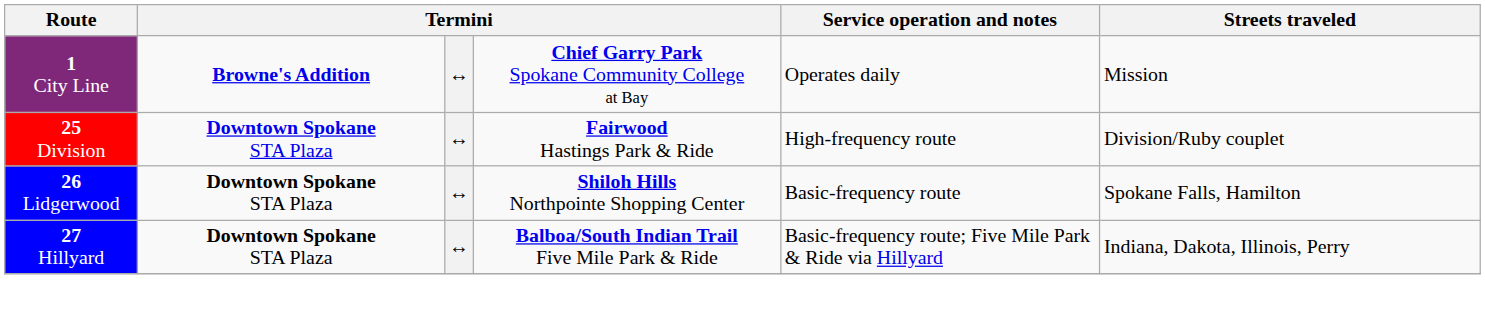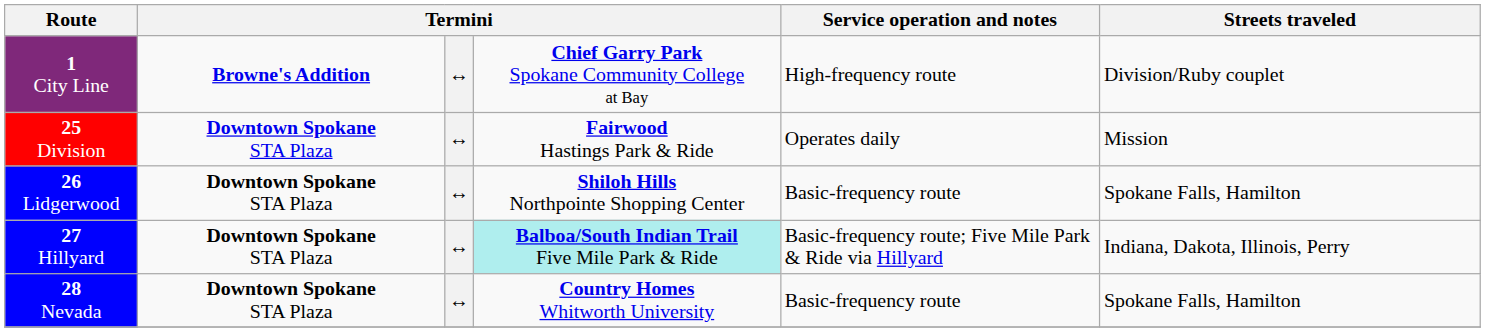(842, 74) Operates daily -> (870, 74) High-frequency route
(1136, 74) Mission -> (1194, 74) Division/Ruby couplet
(870, 138) High-frequency route -> (842, 138) Operates daily
(1194, 138) Division/Ruby couplet -> (1136, 138) Mission
(627, 246) no background -> (627, 246) paleturquoise background
+ row: (71, 300)
